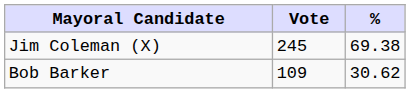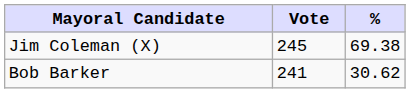(292, 74) 109 -> (292, 74) 241
